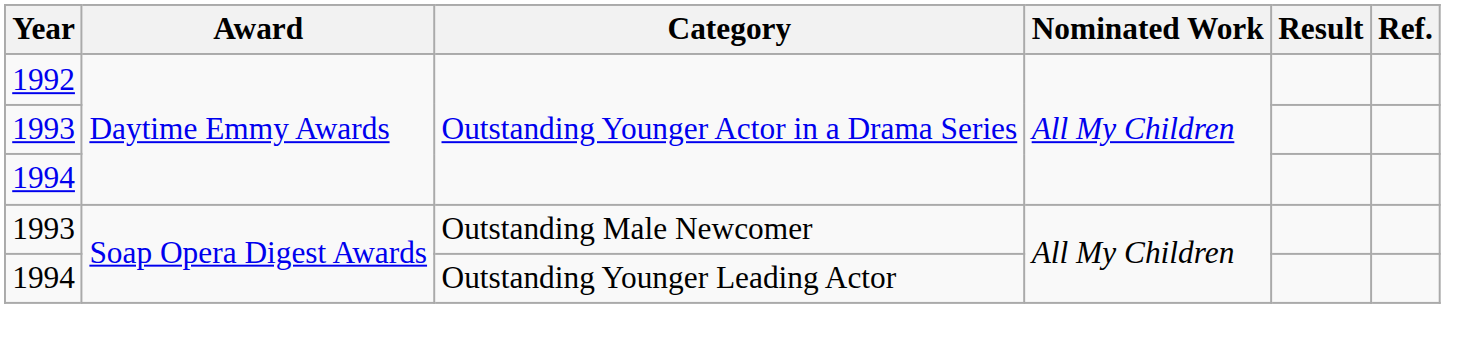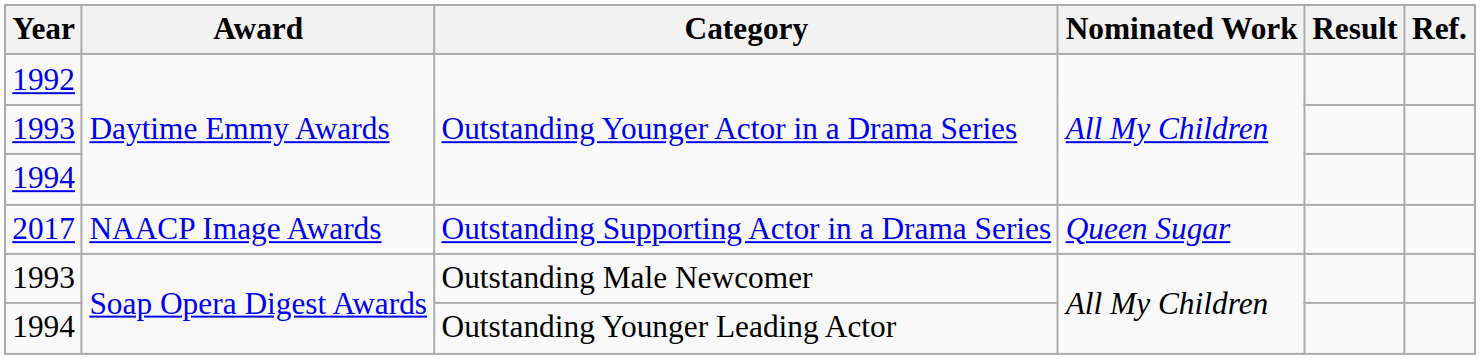+ row: (44, 228)
